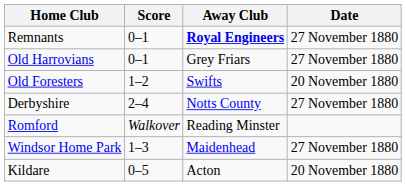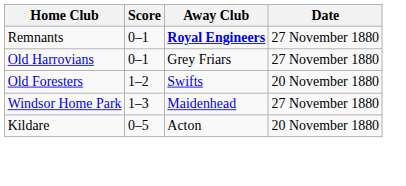- row: (39, 103)
- row: (33, 125)
